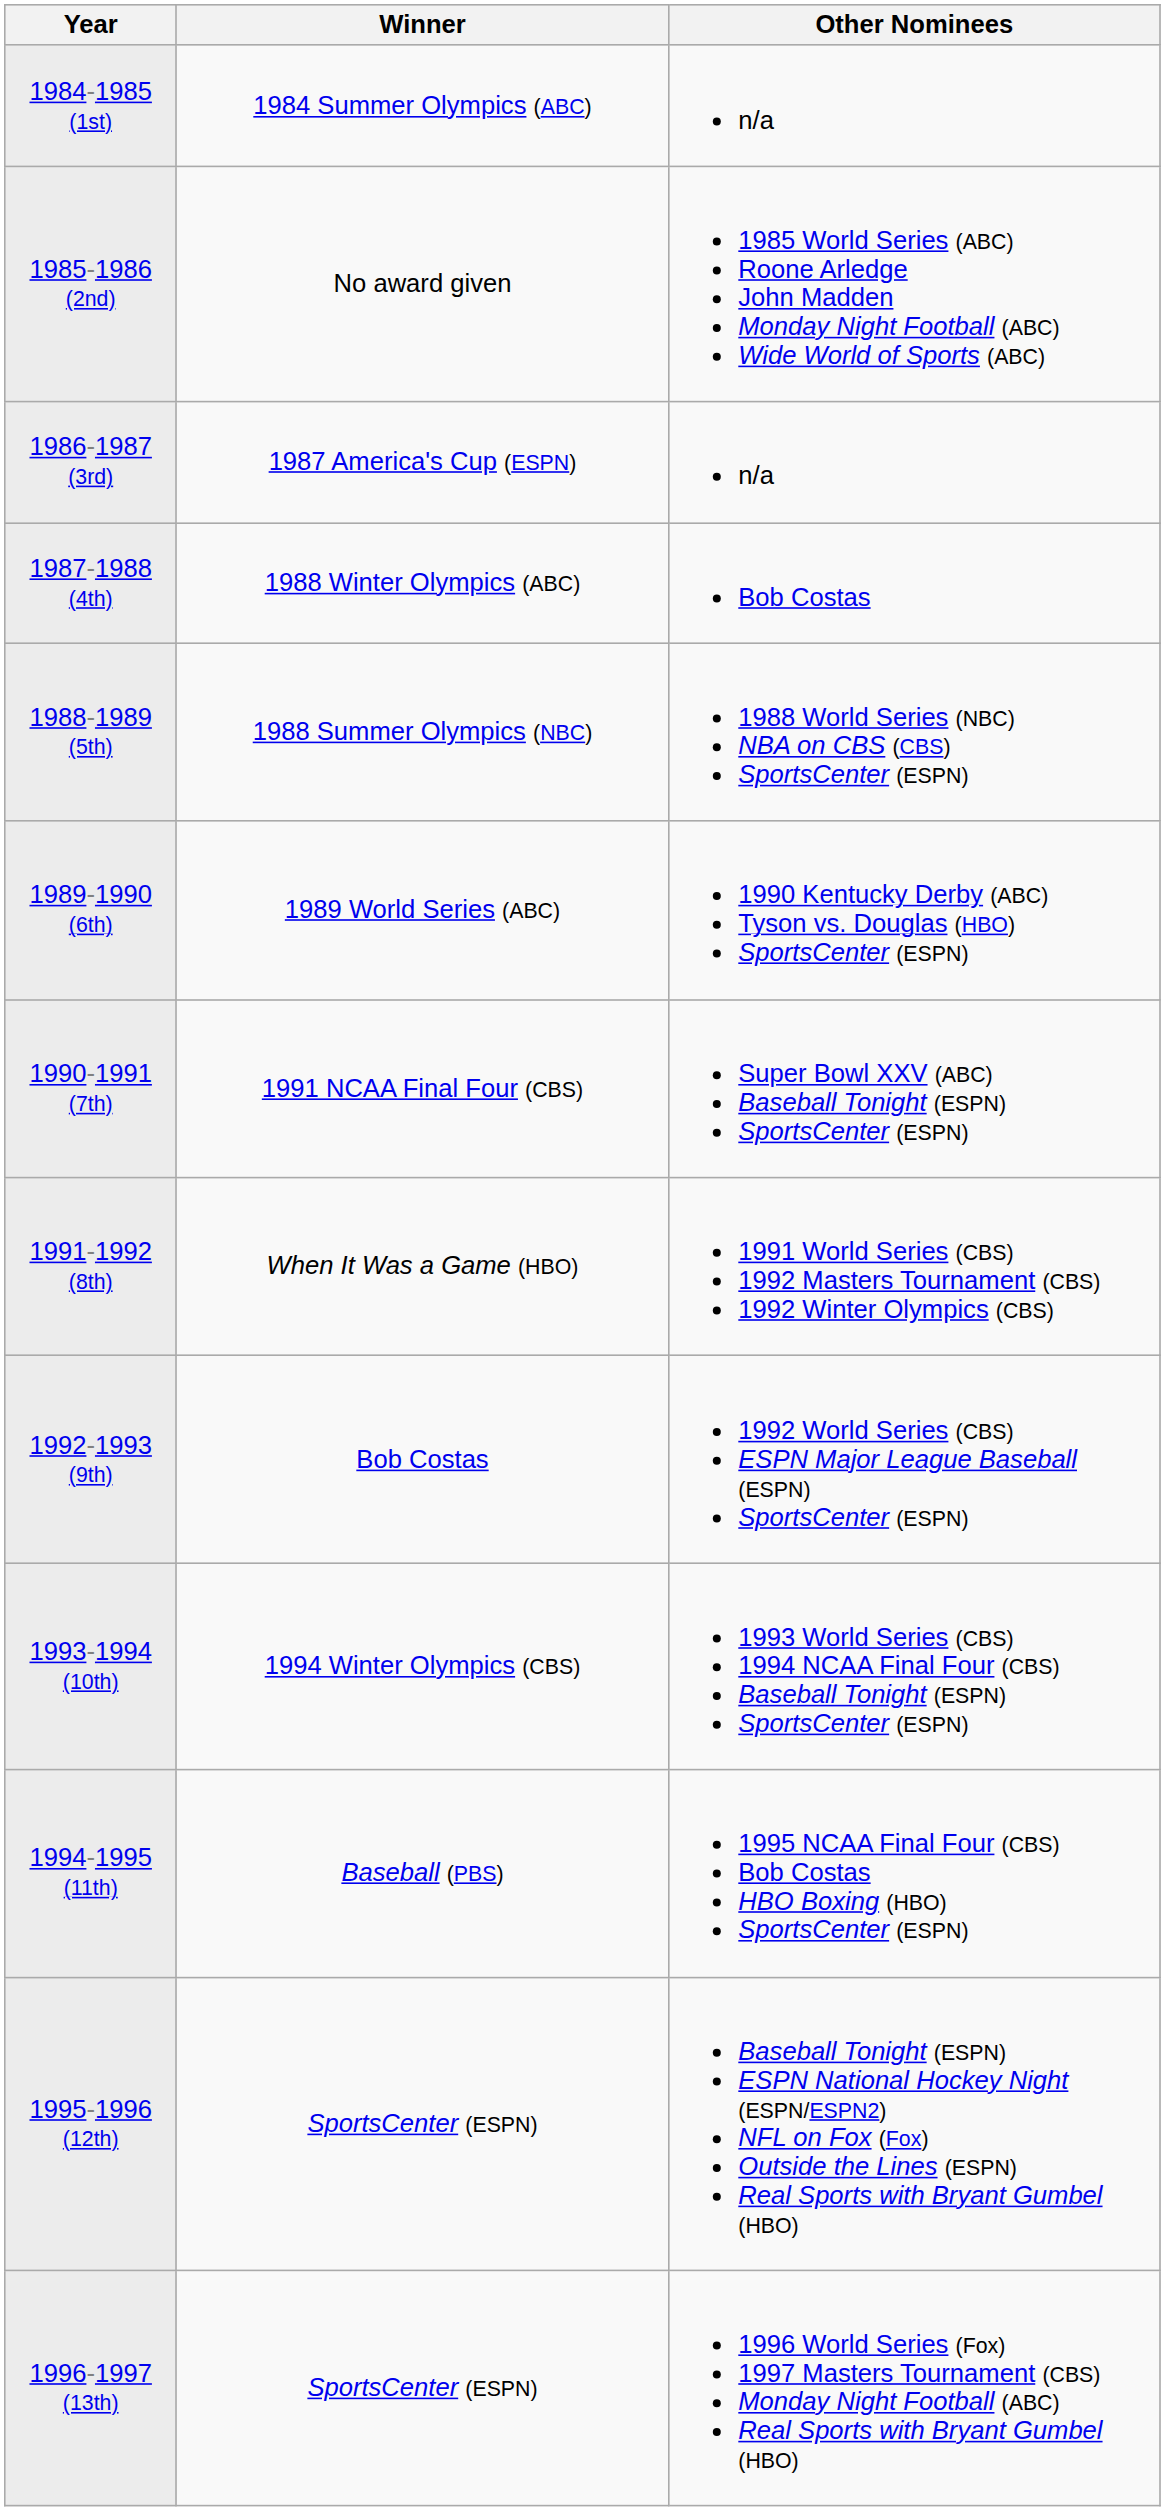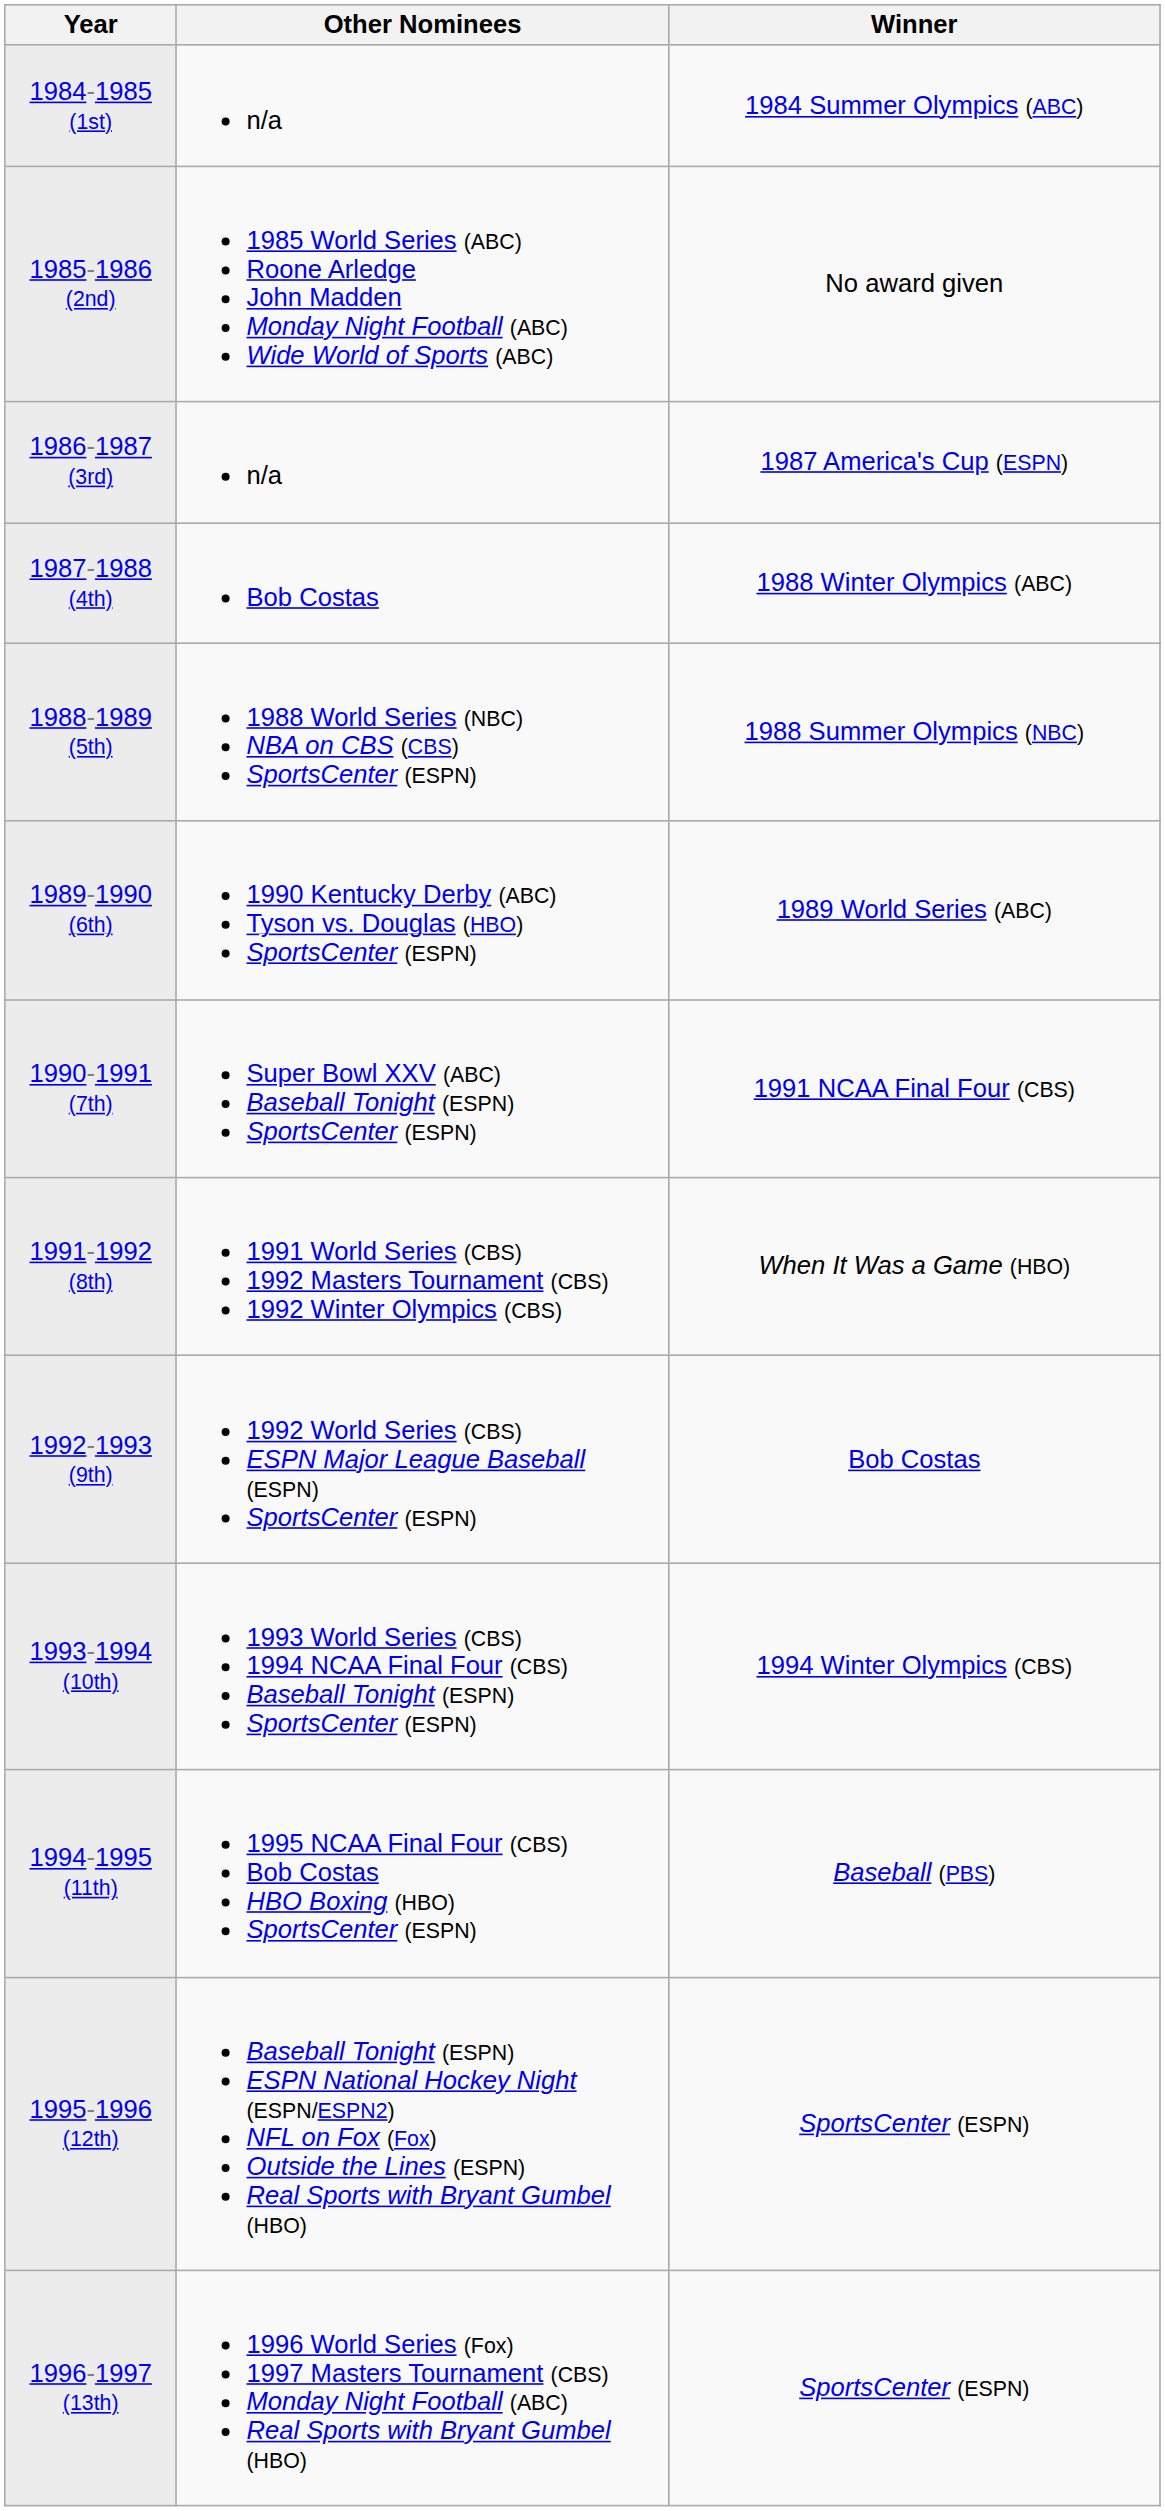columns swapped: (422, 24) <-> (914, 24)
